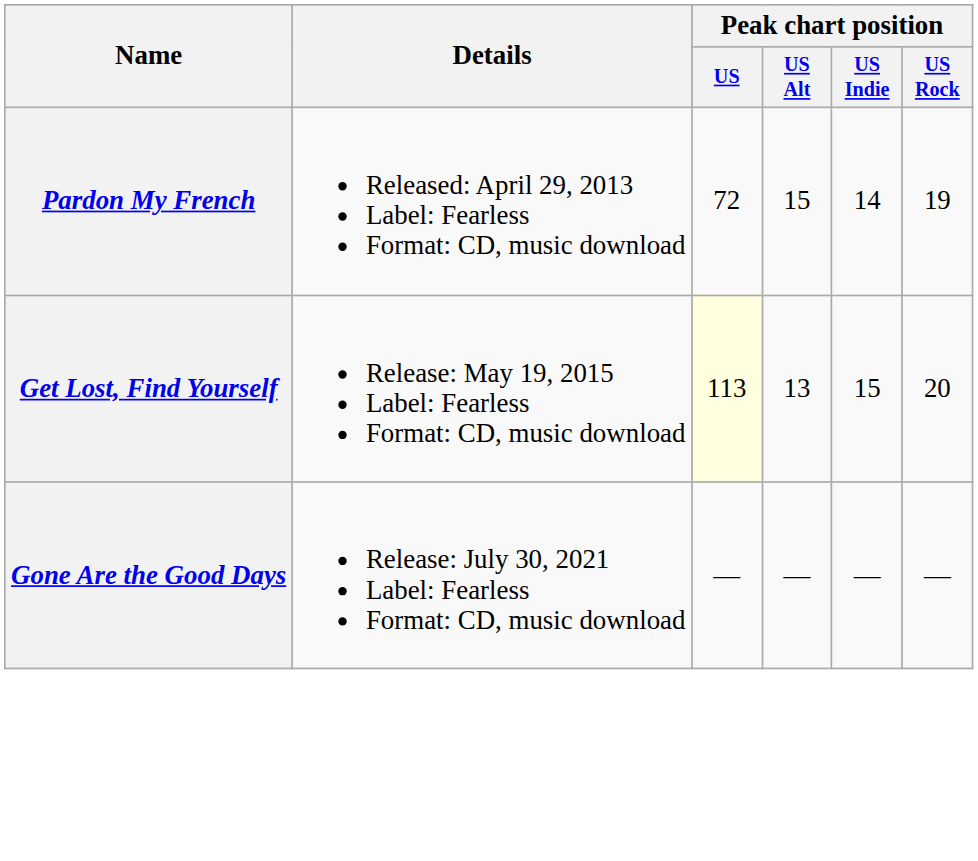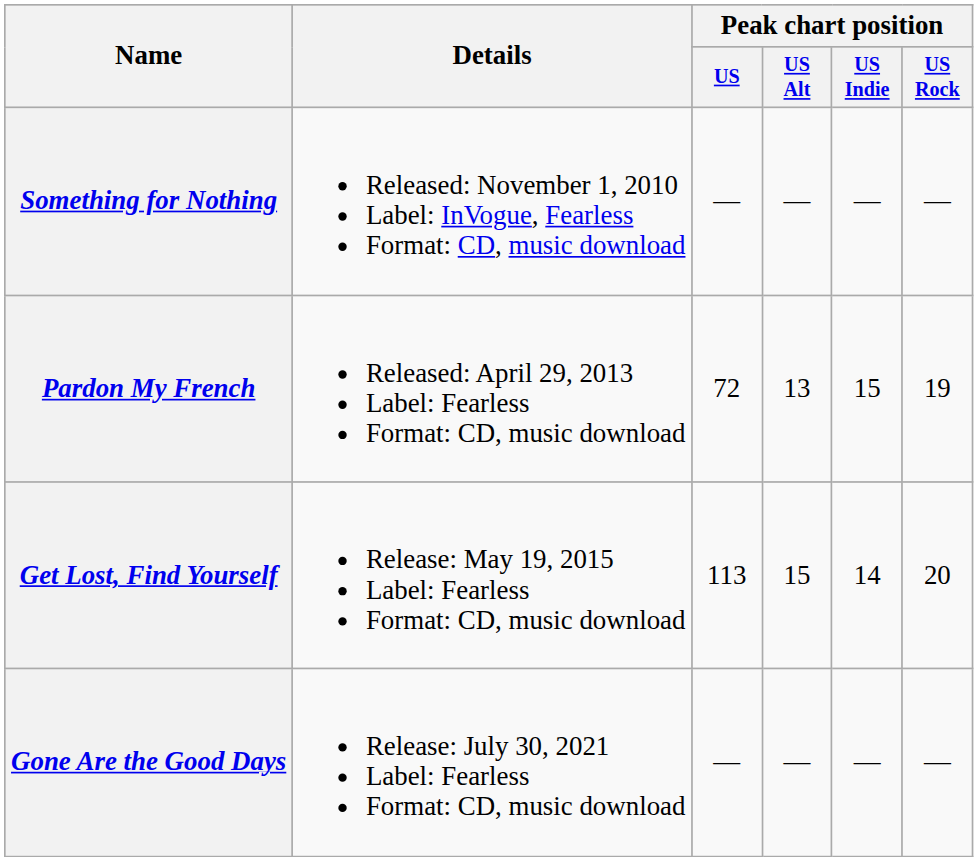+ row: (149, 200)
(797, 200) 15 -> (797, 387) 13
(867, 200) 14 -> (867, 387) 15
(727, 387) lightyellow background -> (727, 575) no background
(797, 387) 13 -> (797, 575) 15
(867, 387) 15 -> (867, 575) 14
